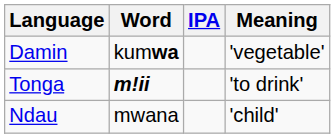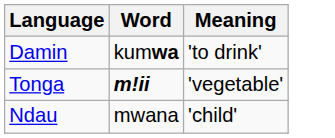- column: (204, 20)
(277, 52) 'vegetable' -> (225, 52) 'to drink'
(266, 84) 'to drink' -> (236, 84) 'vegetable'
